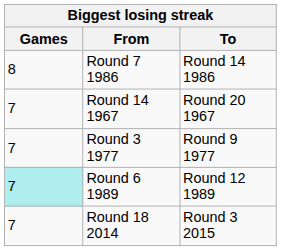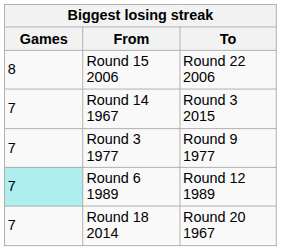- row: (114, 69)
+ row: (118, 69)
(214, 108) Round 20 1967 -> (210, 108) Round 3 2015
(210, 225) Round 3 2015 -> (214, 225) Round 20 1967
